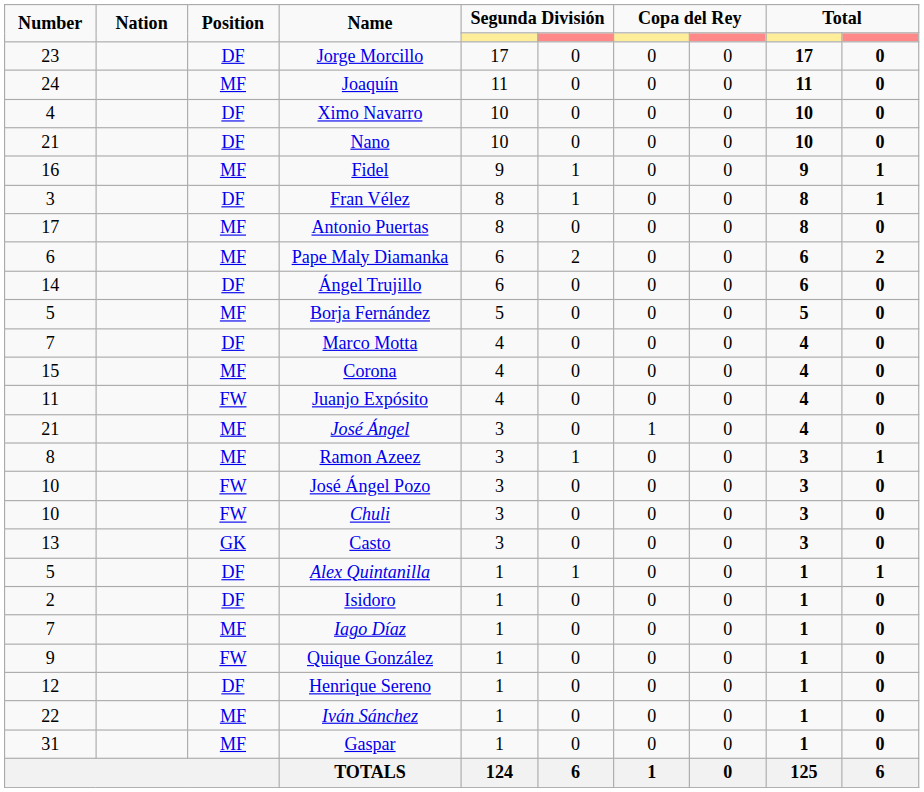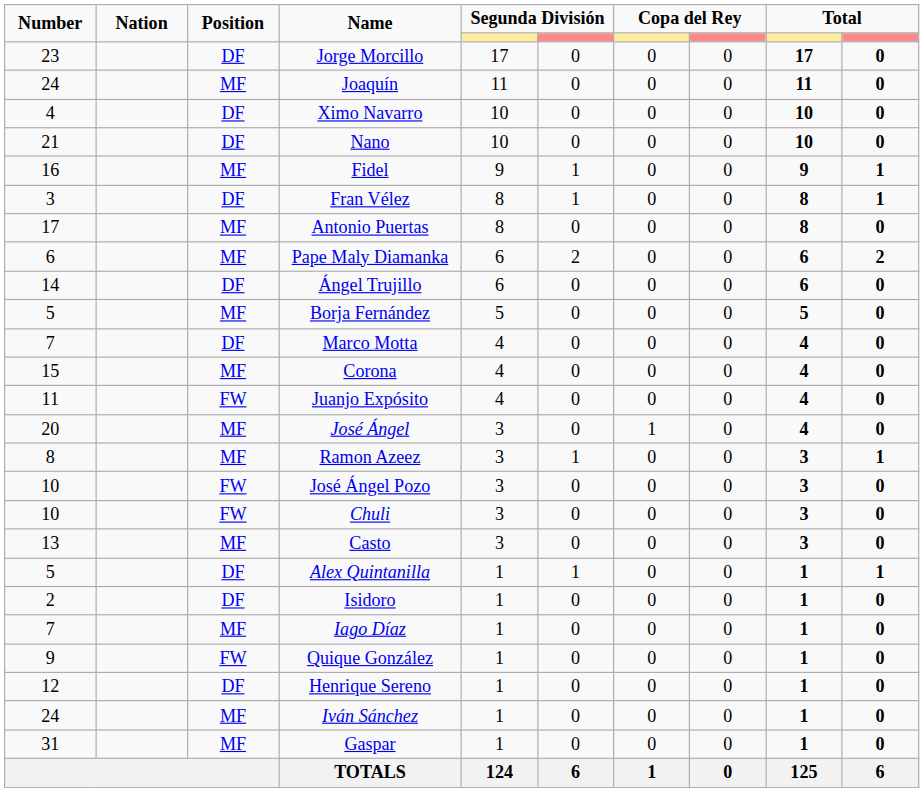(50, 428) 21 -> (50, 428) 20
(233, 543) GK -> (233, 543) MF
(50, 715) 22 -> (50, 715) 24
